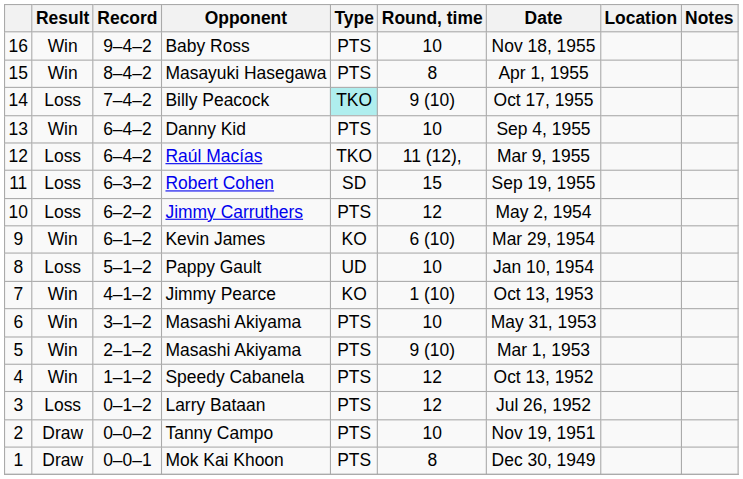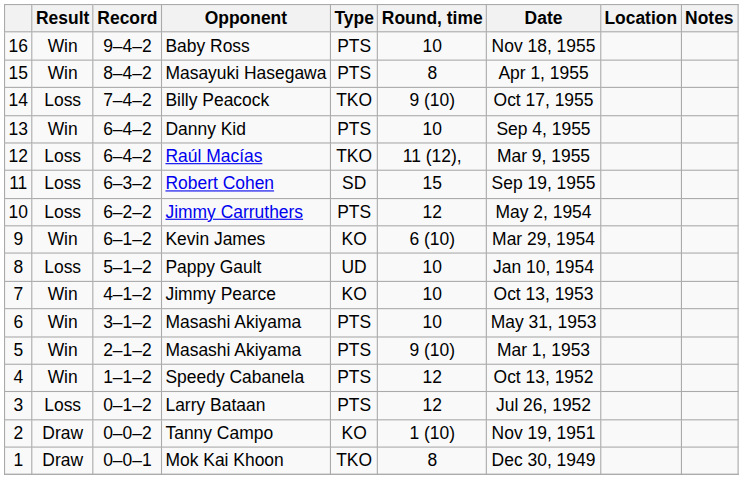(354, 101) paleturquoise background -> (354, 101) no background
(432, 294) 1 (10) -> (432, 294) 10
(354, 433) PTS -> (354, 433) KO
(432, 433) 10 -> (432, 433) 1 (10)
(354, 460) PTS -> (354, 460) TKO
